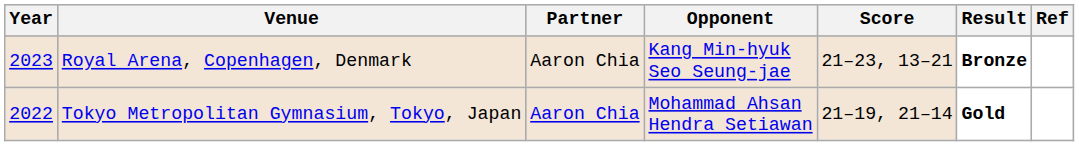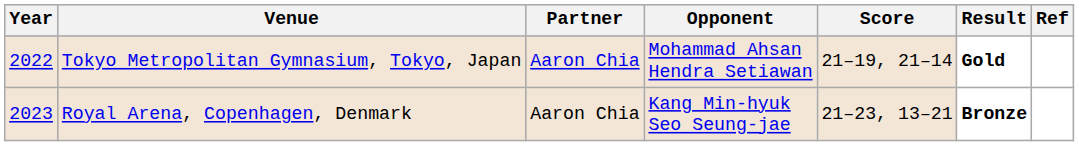rows swapped: (292, 114) <-> (237, 61)
